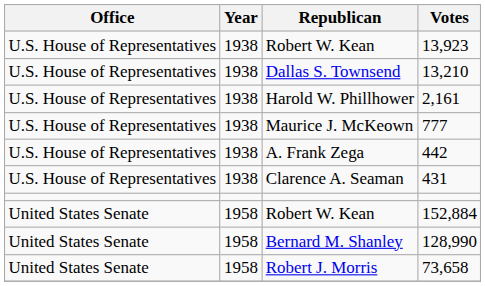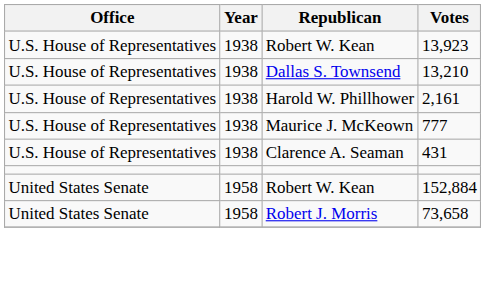- row: (315, 152)
- row: (334, 240)
